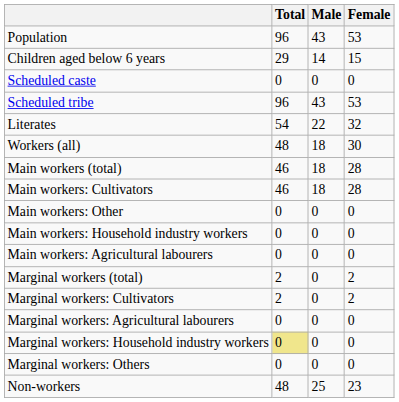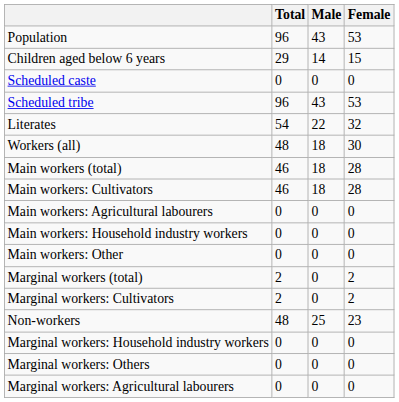rows swapped: (110, 255) <-> (65, 211)
rows swapped: (121, 320) <-> (44, 386)
(279, 342) khaki background -> (279, 342) no background
